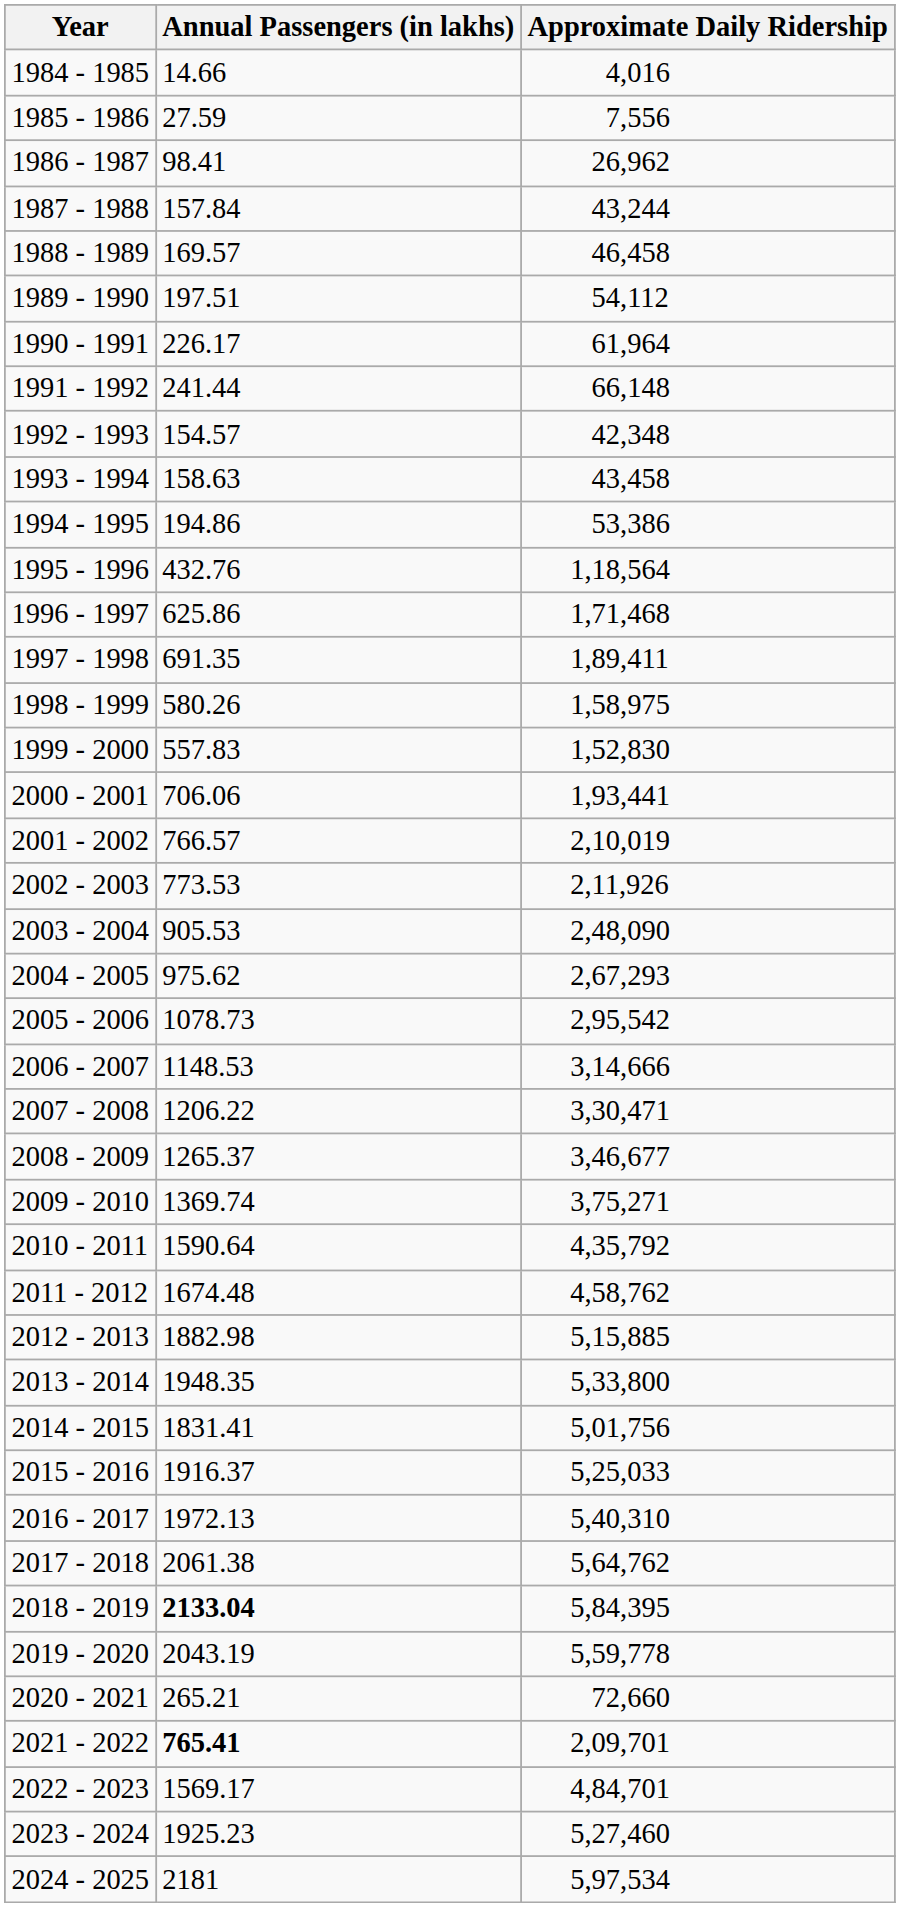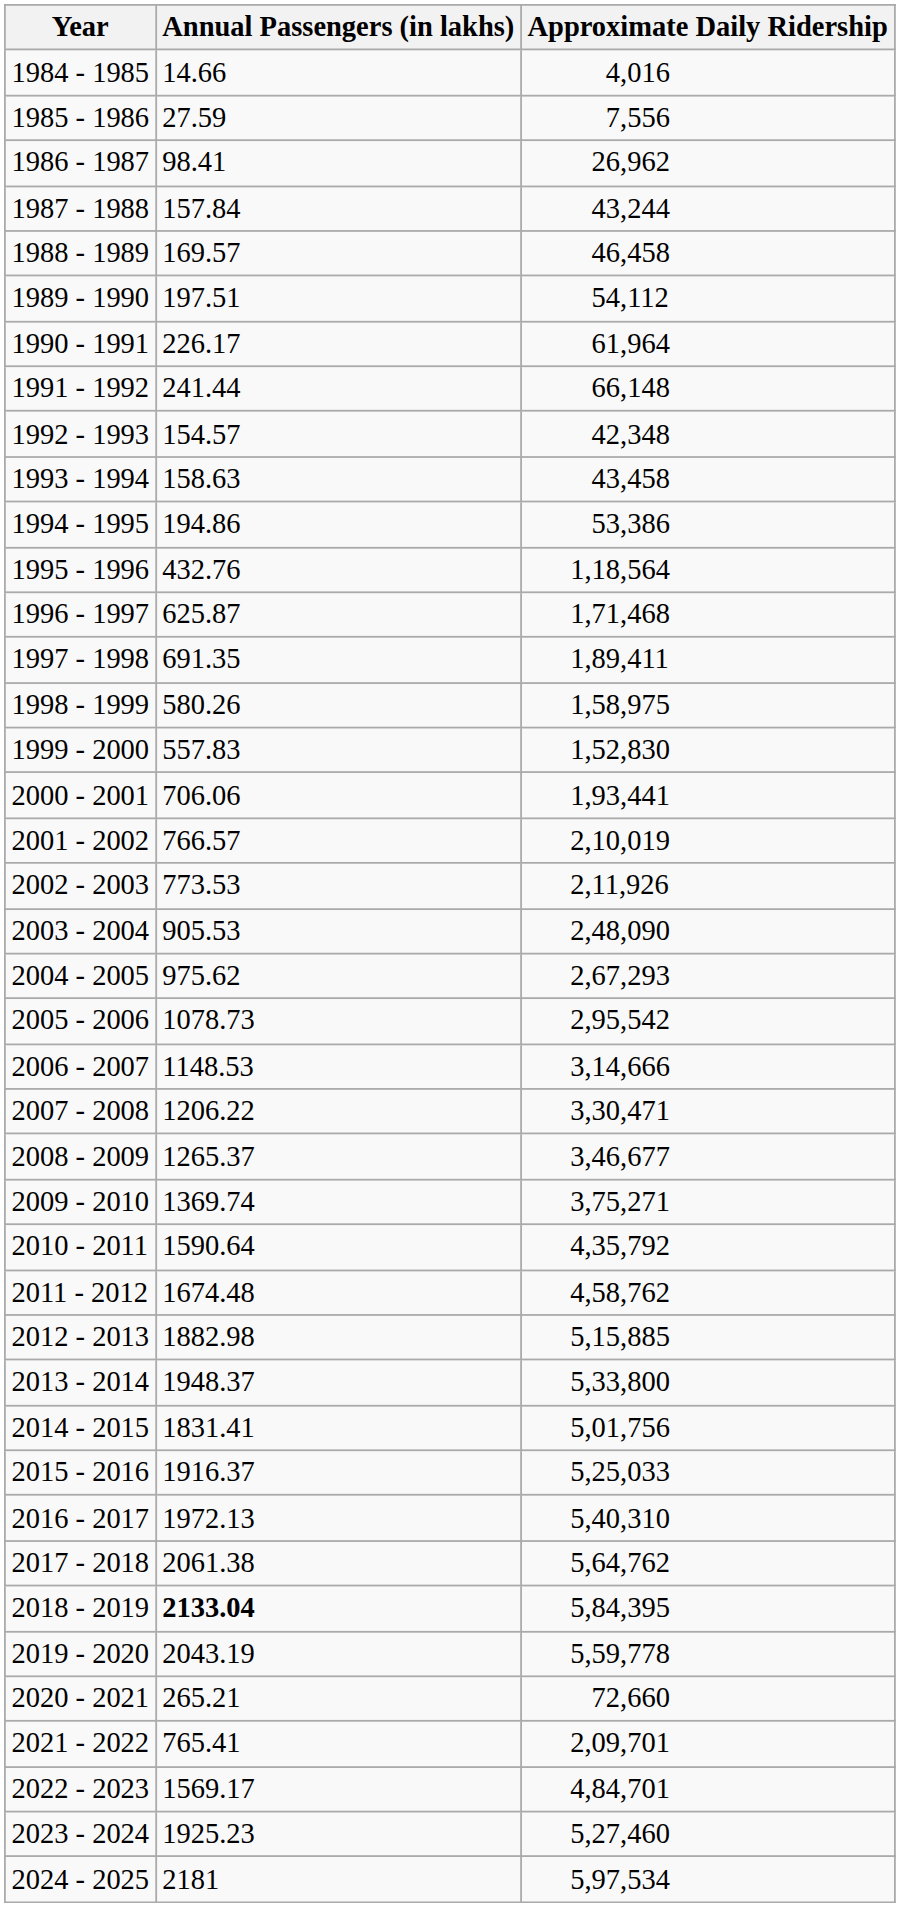(201, 614) 625.86 -> (201, 614) 625.87
(209, 1382) 1948.35 -> (209, 1382) 1948.37
(201, 1743) bold -> (201, 1743) normal
